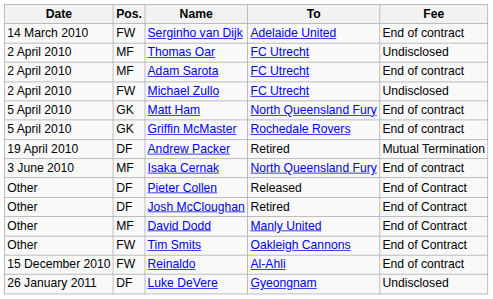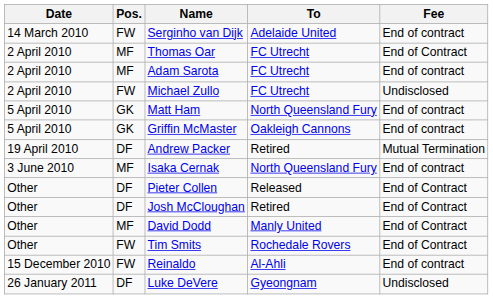(416, 52) Undisclosed -> (425, 52) End of Contract
(300, 129) Rochedale Rovers -> (300, 129) Oakleigh Cannons
(300, 245) Oakleigh Cannons -> (300, 245) Rochedale Rovers
